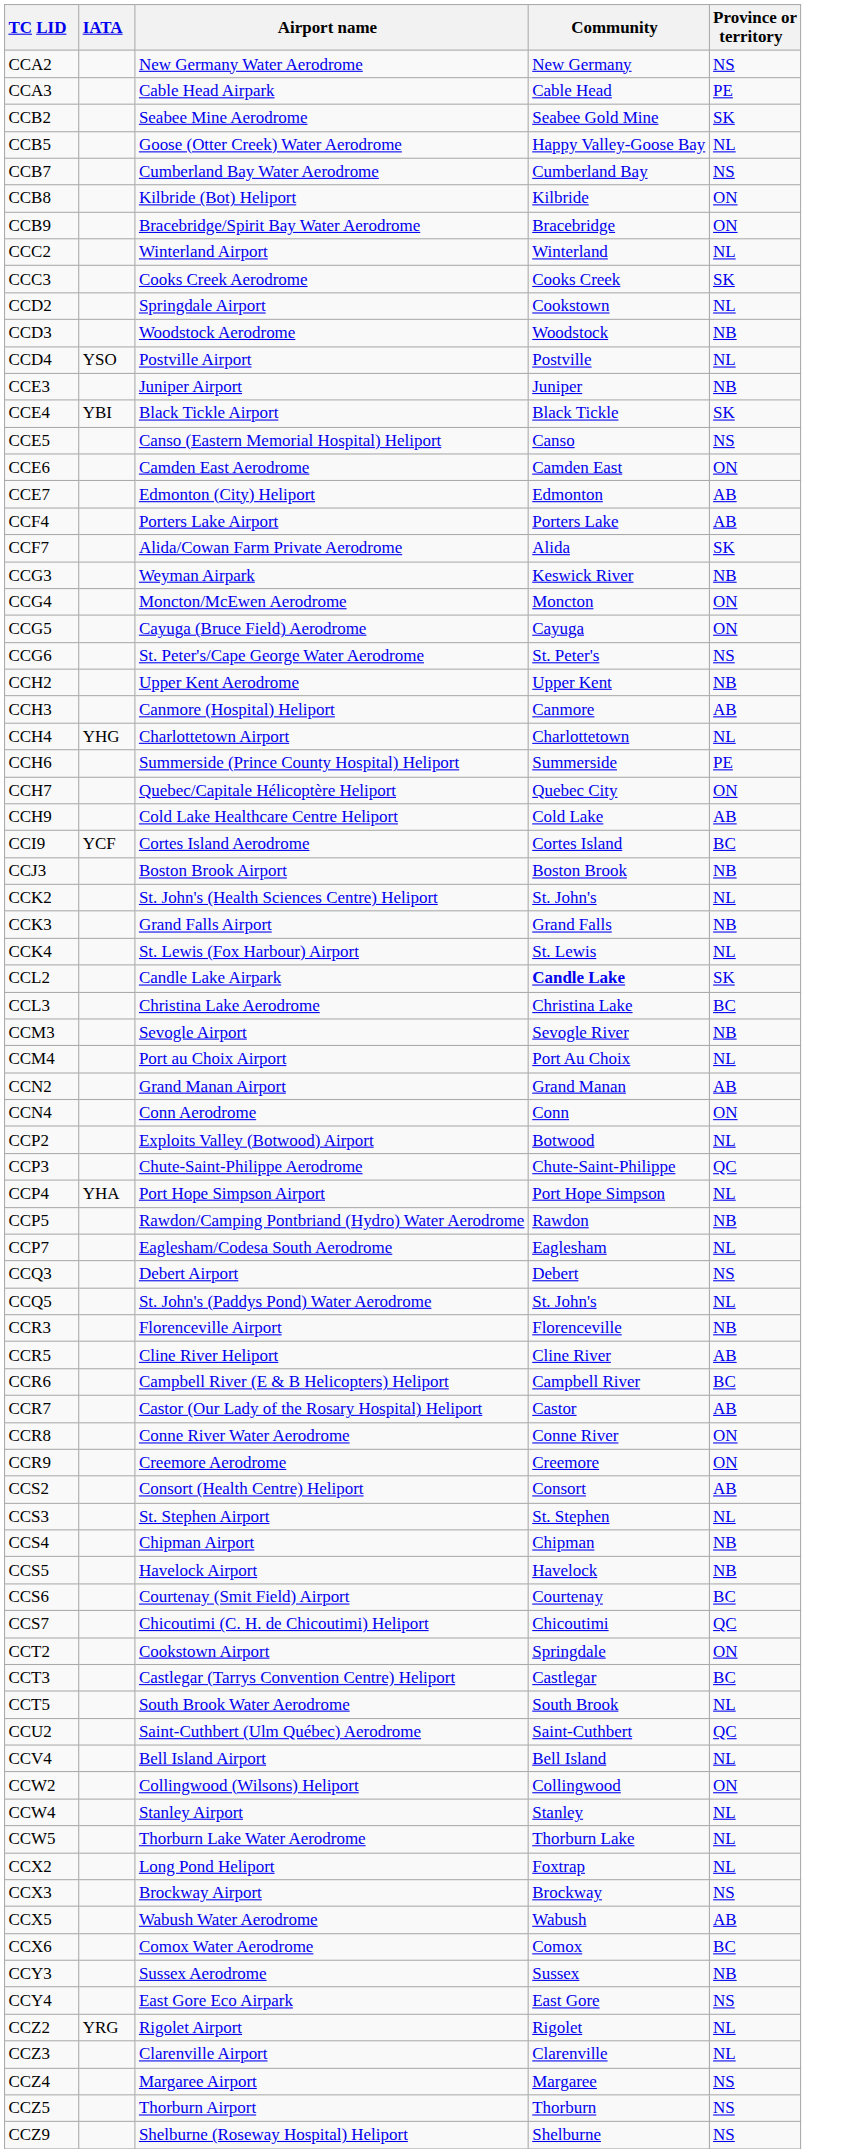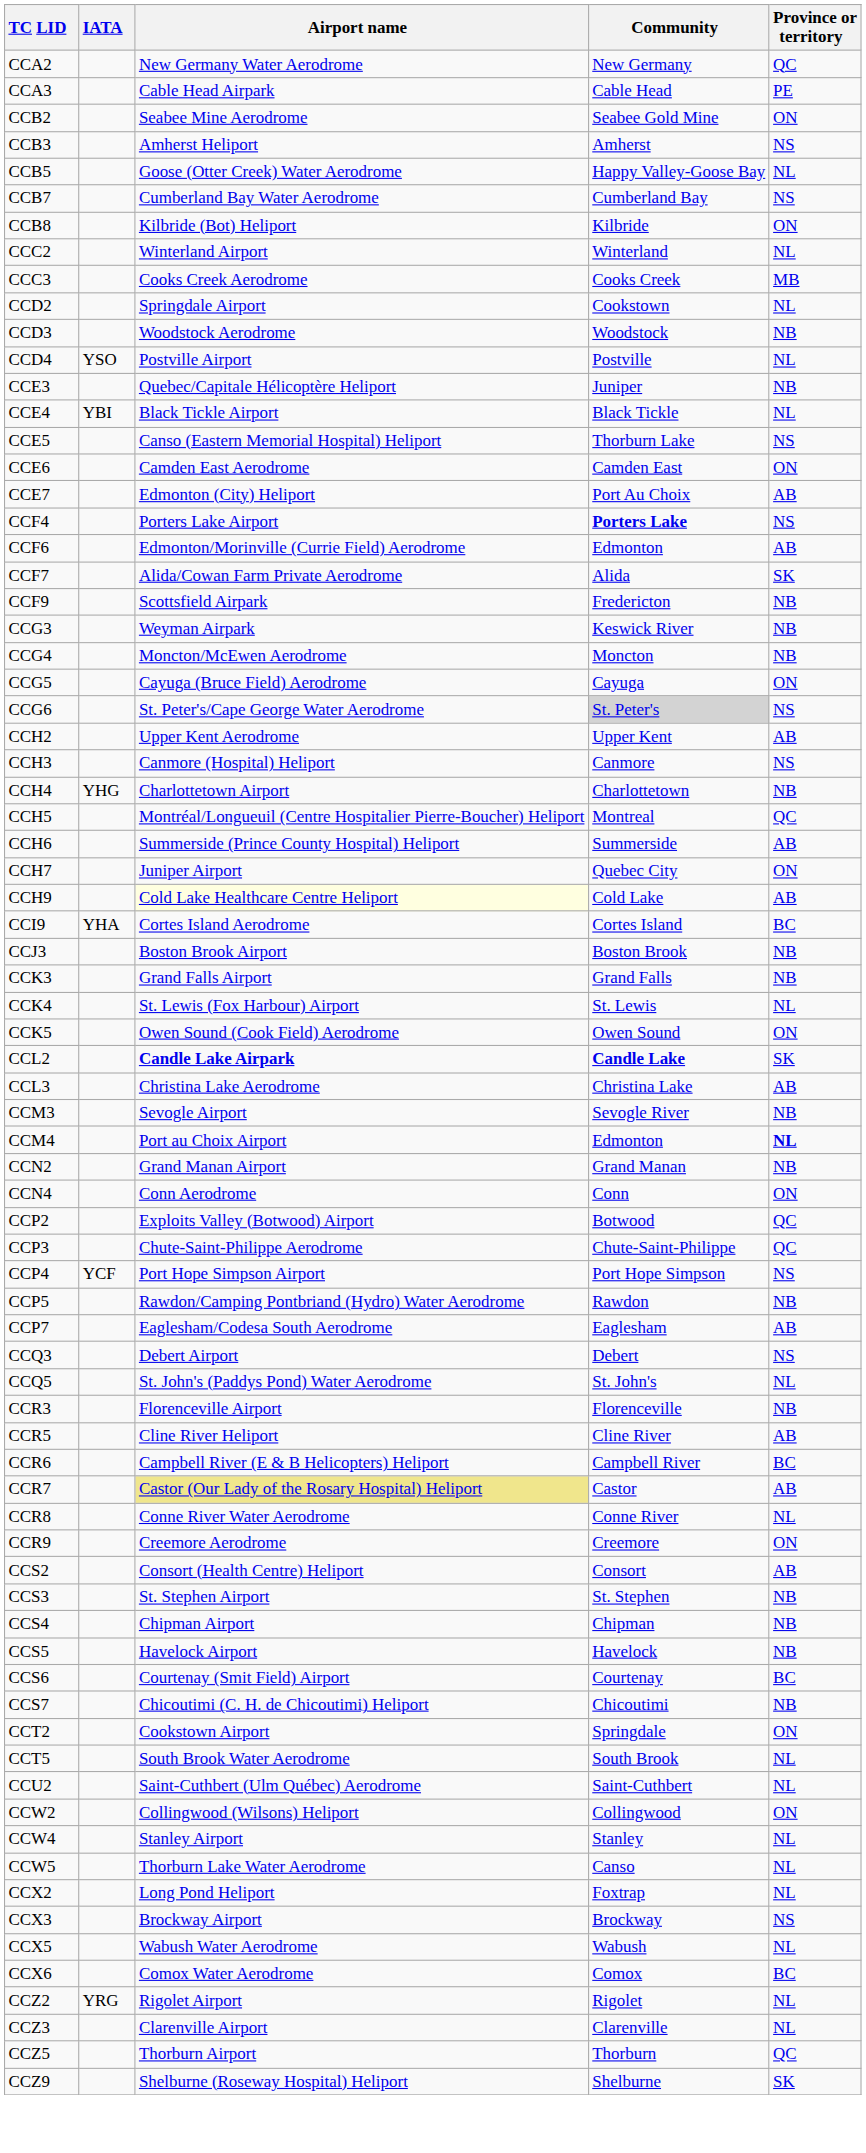(724, 63) NS -> (785, 63) QC
(724, 117) SK -> (785, 117) ON
+ row: (30, 144)
- row: (30, 225)
(724, 279) SK -> (786, 279) MB
(190, 386) Juniper Airport -> (267, 386) Quebec/Capitale Hélicoptère Heliport
(724, 413) SK -> (784, 413) NL
(553, 440) Canso -> (643, 440) Thorburn Lake
(568, 494) Edmonton -> (641, 494) Port Au Choix
(575, 521) normal -> (640, 521) bold
(725, 521) AB -> (784, 521) NS
+ row: (29, 548)
+ row: (29, 601)
(725, 601) ON -> (785, 655) NB
(566, 655) no background -> (626, 709) lightgrey background
(725, 682) NB -> (785, 736) AB
(725, 709) AB -> (784, 763) NS
(724, 736) NL -> (785, 790) NB
+ row: (30, 817)
(723, 763) PE -> (785, 843) AB
(267, 790) Quebec/Capitale Hélicoptère Heliport -> (190, 870) Juniper Airport
(268, 817) no background -> (268, 897) lightyellow background
(99, 843) YCF -> (101, 924) YHA
- row: (30, 897)
+ row: (30, 1032)
(210, 978) normal -> (217, 1059) bold
(724, 1005) BC -> (785, 1086) AB
(581, 1059) Port Au Choix -> (628, 1139) Edmonton
(724, 1059) normal -> (785, 1139) bold
(725, 1086) AB -> (785, 1166) NB
(724, 1139) NL -> (785, 1220) QC
(101, 1193) YHA -> (99, 1274) YCF
(724, 1193) NL -> (784, 1274) NS
(724, 1247) NL -> (785, 1328) AB
(311, 1408) no background -> (311, 1489) khaki background
(725, 1435) ON -> (784, 1516) NL
(724, 1516) NL -> (785, 1597) NB
(725, 1623) QC -> (785, 1704) NB
- row: (29, 1677)
(725, 1731) QC -> (784, 1785) NL
- row: (30, 1758)
(583, 1839) Thorburn Lake -> (613, 1866) Canso
(725, 1919) AB -> (784, 1946) NL
- row: (30, 1973)
- row: (30, 2000)
- row: (29, 2081)
(724, 2108) NS -> (785, 2054) QC
(724, 2135) NS -> (784, 2081) SK
